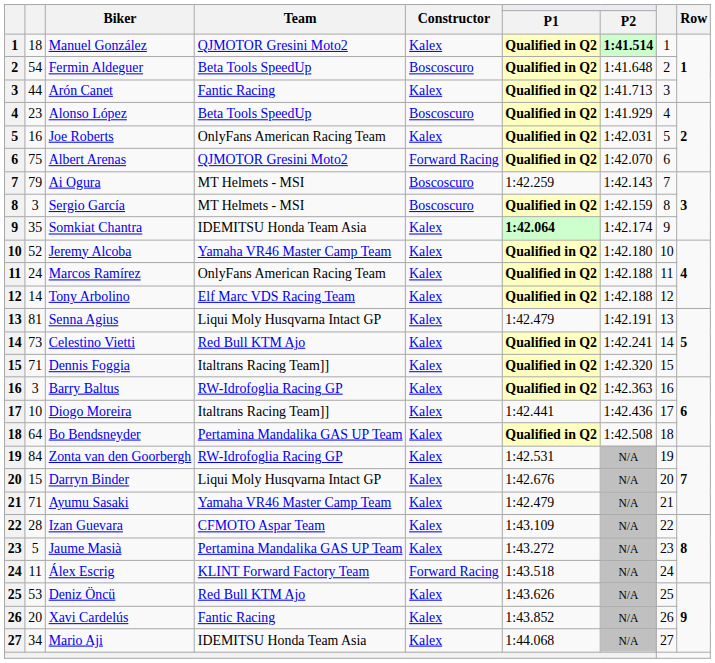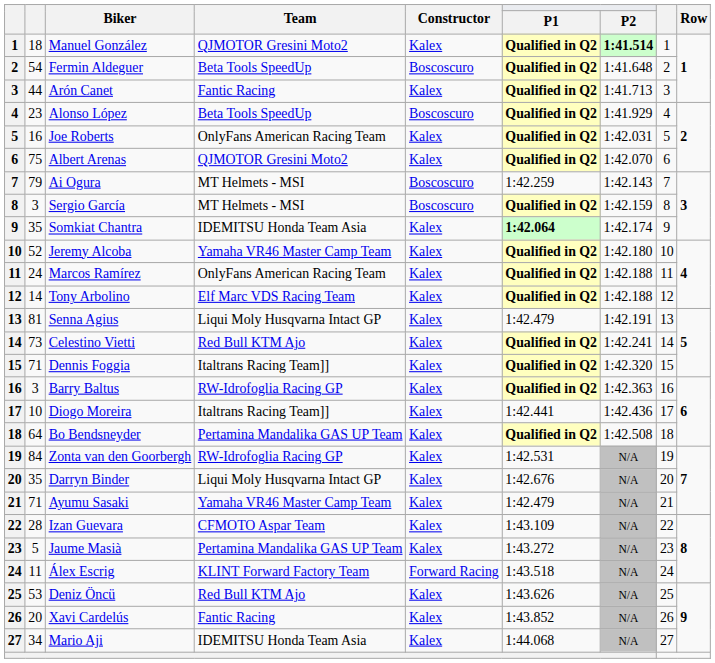(454, 159) Forward Racing -> (426, 159) Kalex
(35, 479) 15 -> (35, 479) 35
